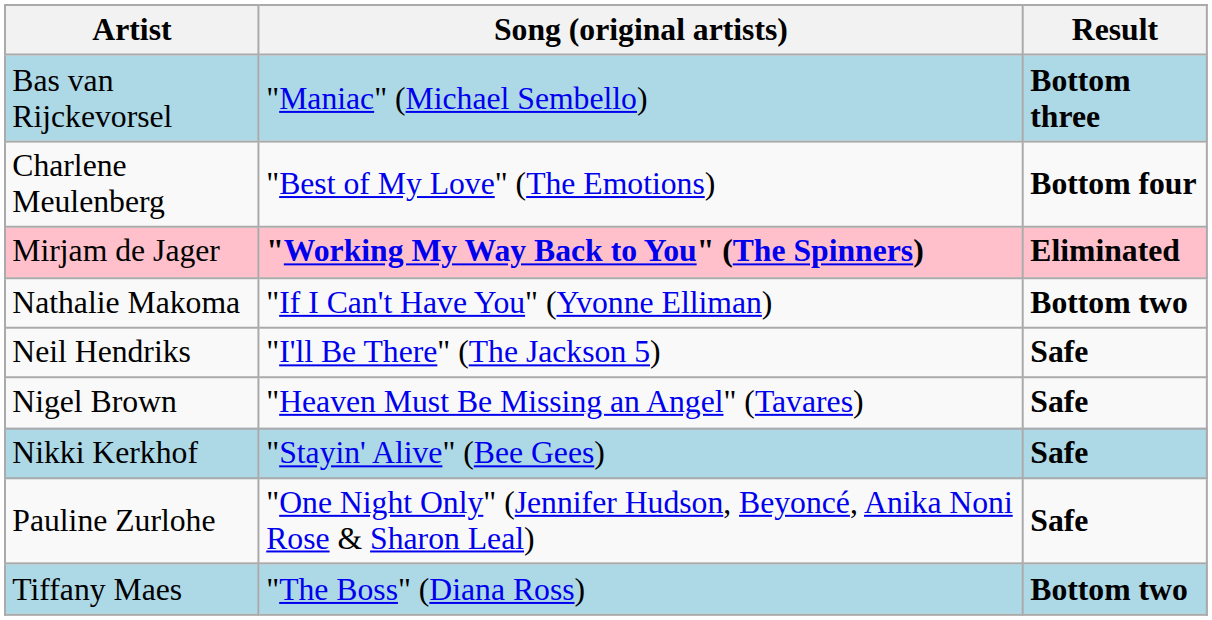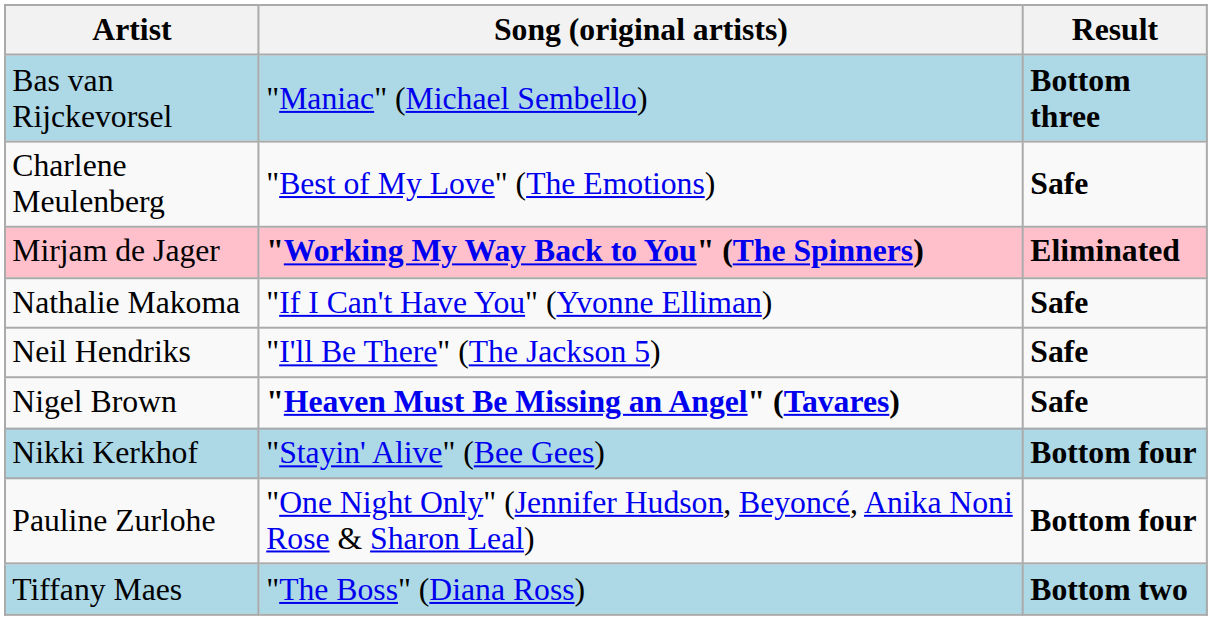(1113, 183) Bottom four -> (1059, 183) Safe
(1109, 301) Bottom two -> (1059, 301) Safe
(565, 402) normal -> (583, 402) bold
(1059, 452) Safe -> (1113, 452) Bottom four
(1059, 520) Safe -> (1113, 520) Bottom four
